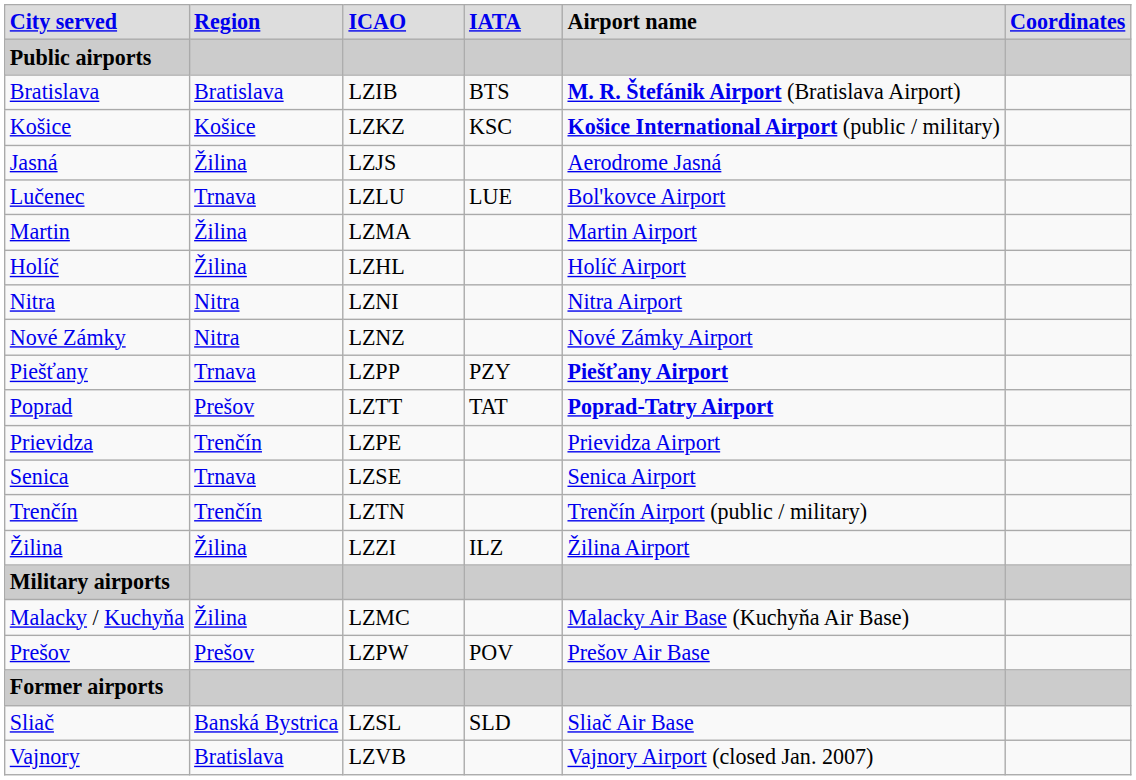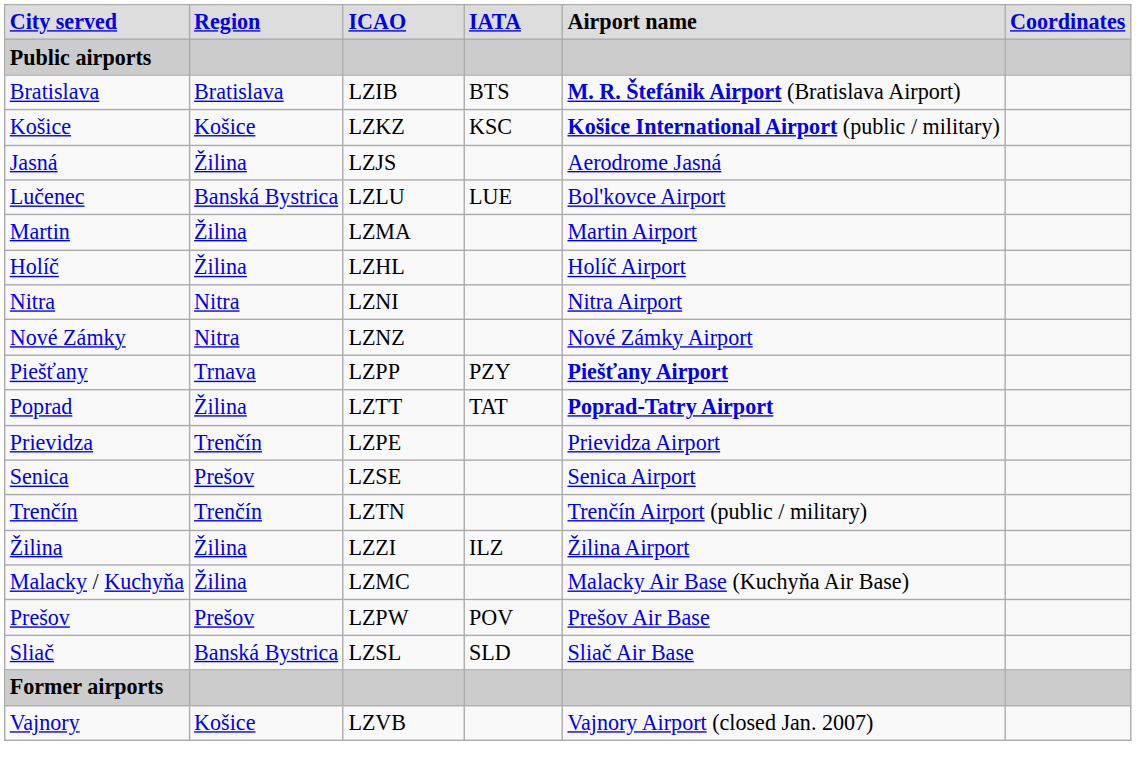(225, 197) Trnava -> (266, 197) Banská Bystrica
(224, 407) Prešov -> (220, 407) Žilina
(225, 477) Trnava -> (224, 477) Prešov
- row: (90, 582)
rows swapped: (32, 722) <-> (87, 687)
(239, 757) Bratislava -> (225, 722) Košice
